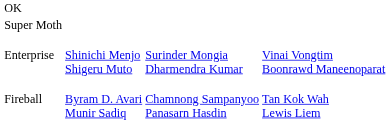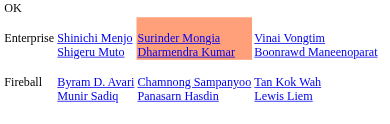- row: (33, 24)
(194, 62) no background -> (186, 45) lightsalmon background
